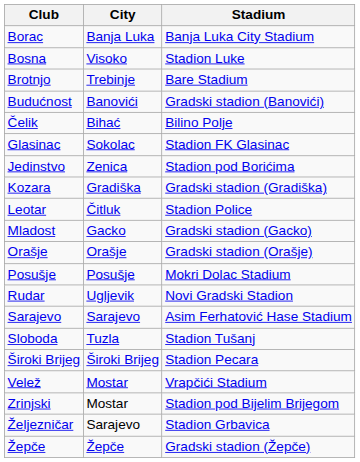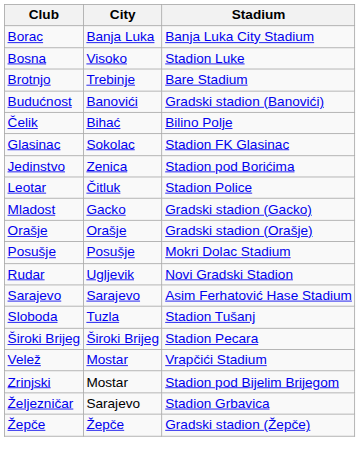- row: (29, 187)
